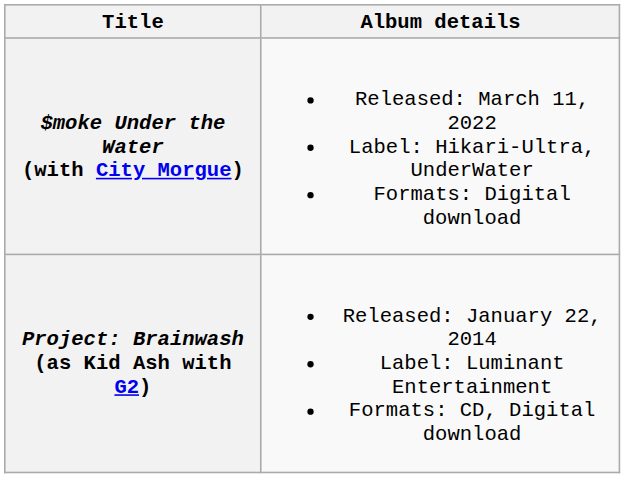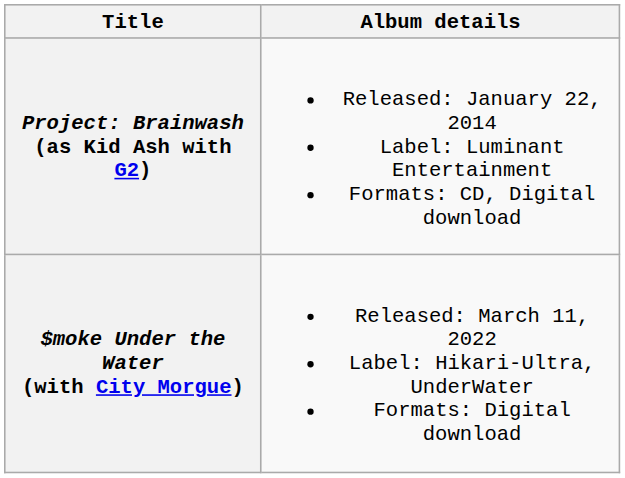rows swapped: (133, 363) <-> (133, 147)
